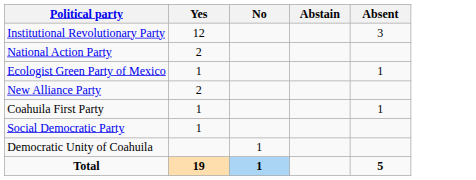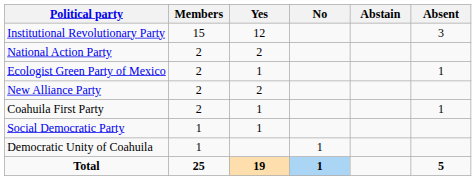+ column: (199, 14)
